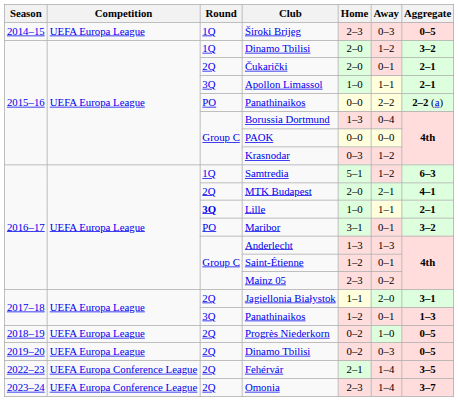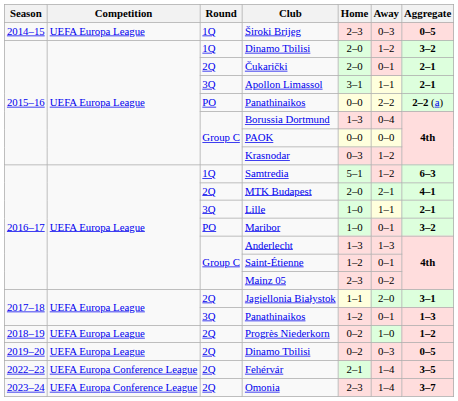(355, 85) 1–0 -> (355, 85) 3–1
(209, 209) bold -> (209, 209) normal
(355, 227) 3–1 -> (355, 227) 1–0
(428, 334) 0–5 -> (428, 334) 1–2
